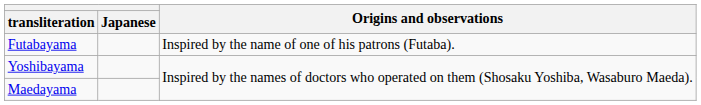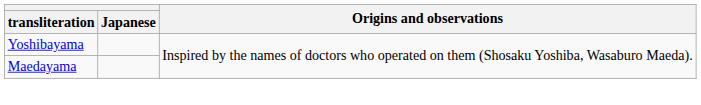- row: (42, 44)
